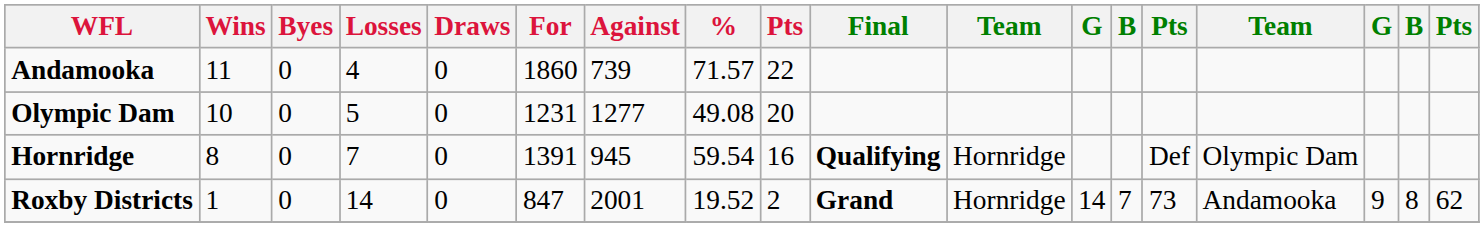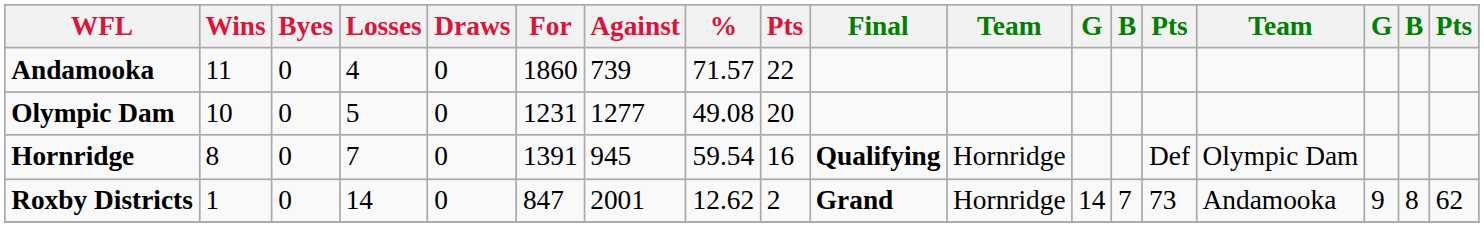(723, 199) 19.52 -> (723, 199) 12.62
